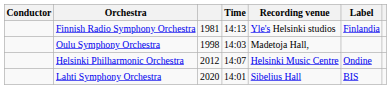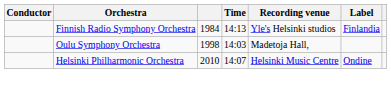(210, 28) 1981 -> (210, 28) 1984
(210, 60) 2012 -> (210, 60) 2010
- row: (109, 76)
